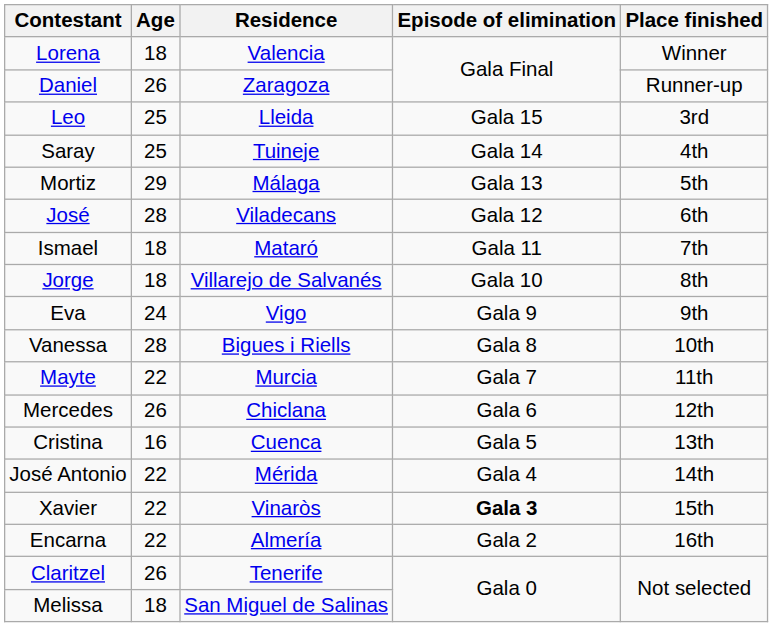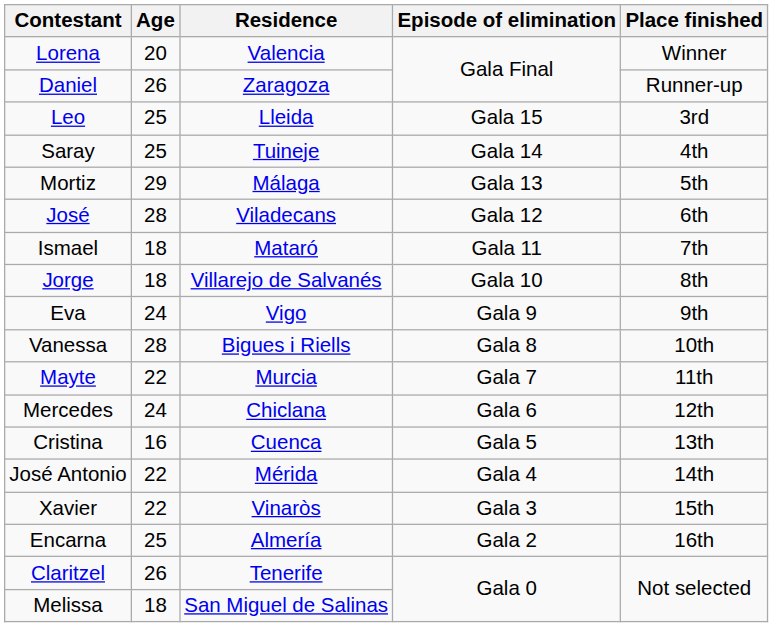(155, 53) 18 -> (155, 53) 20
(155, 410) 26 -> (155, 410) 24
(507, 507) bold -> (507, 507) normal
(155, 540) 22 -> (155, 540) 25
